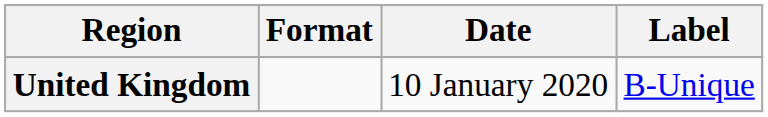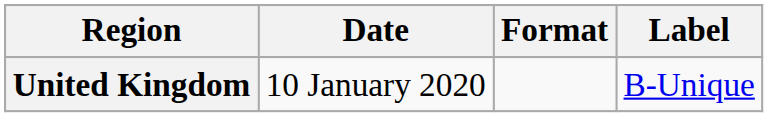columns swapped: (498, 30) <-> (319, 30)
